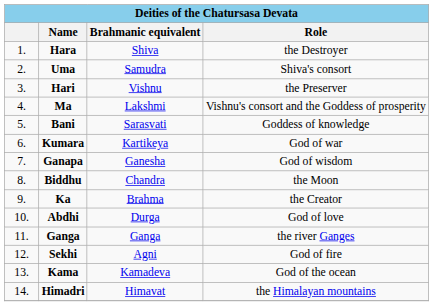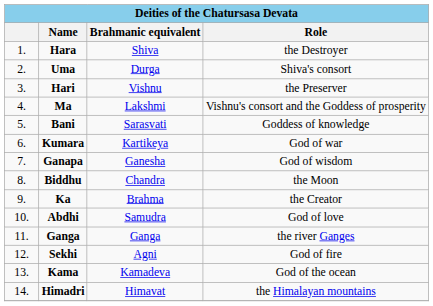(145, 69) Samudra -> (145, 69) Durga
(145, 217) Durga -> (145, 217) Samudra
